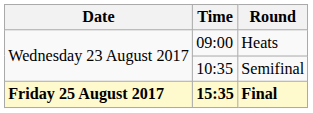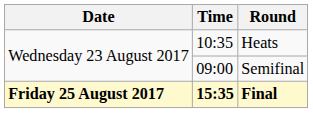(215, 42) 09:00 -> (215, 42) 10:35
(215, 68) 10:35 -> (215, 68) 09:00
